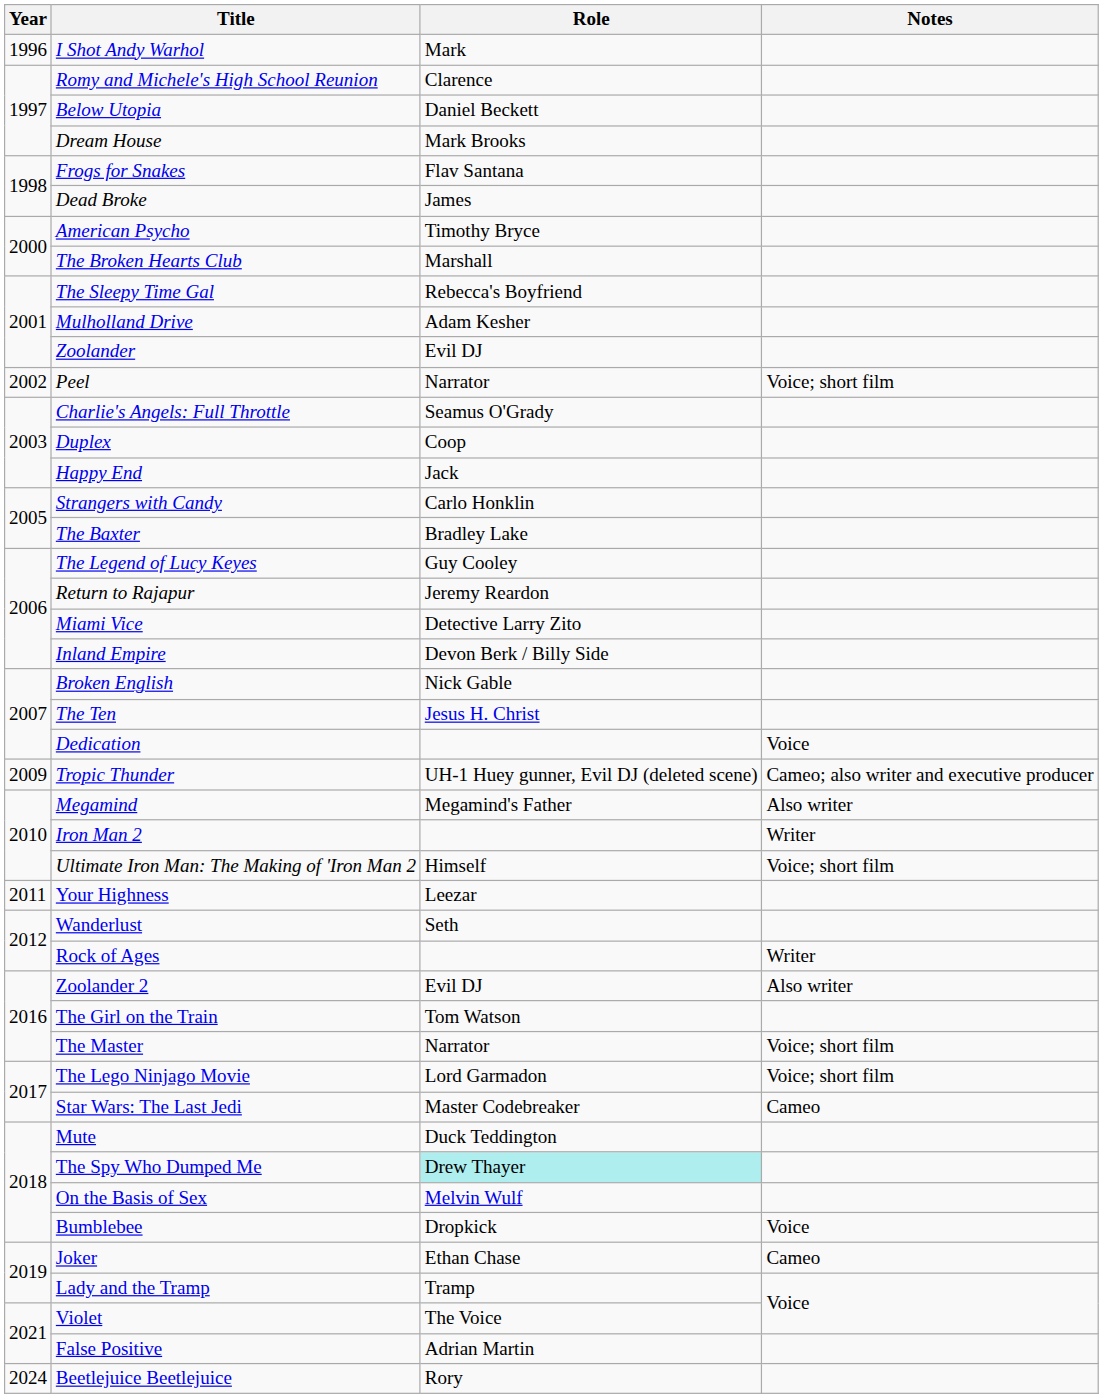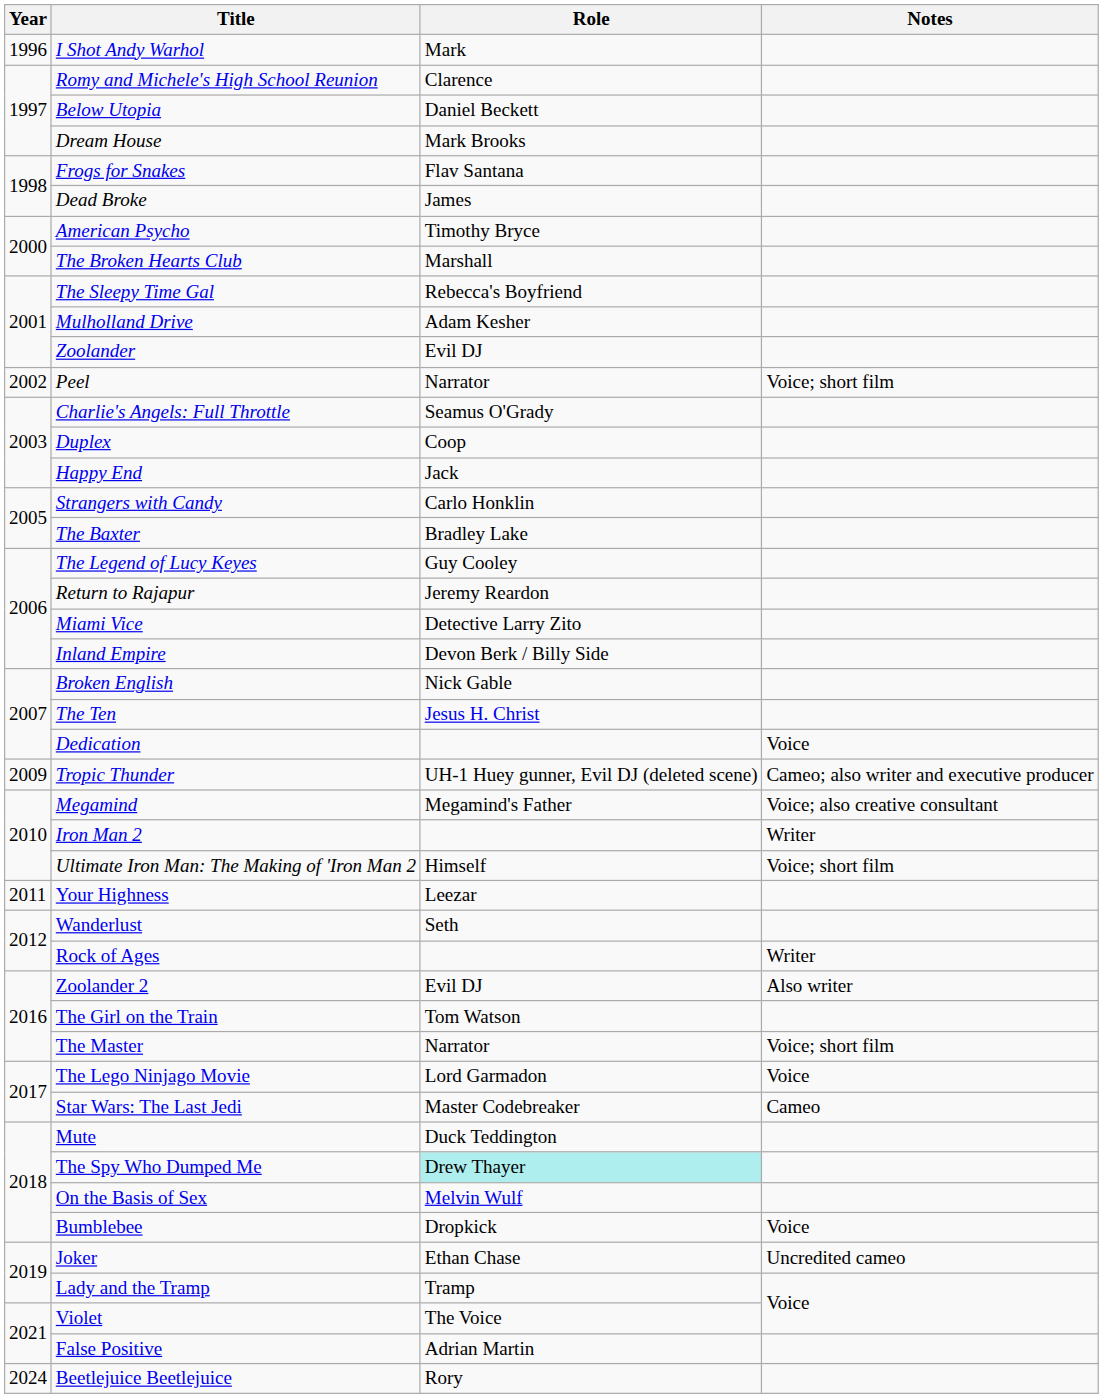(809, 804) Also writer -> (882, 804) Voice; also creative consultant
(830, 1076) Voice; short film -> (788, 1076) Voice
(793, 1257) Cameo -> (836, 1257) Uncredited cameo
